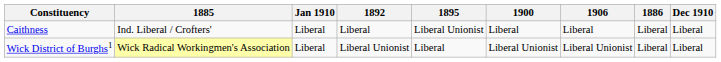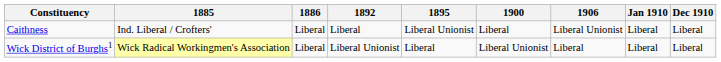columns swapped: (652, 12) <-> (315, 12)
(578, 29) Liberal -> (588, 29) Liberal Unionist
(598, 47) Liberal Unionist -> (568, 47) Liberal
